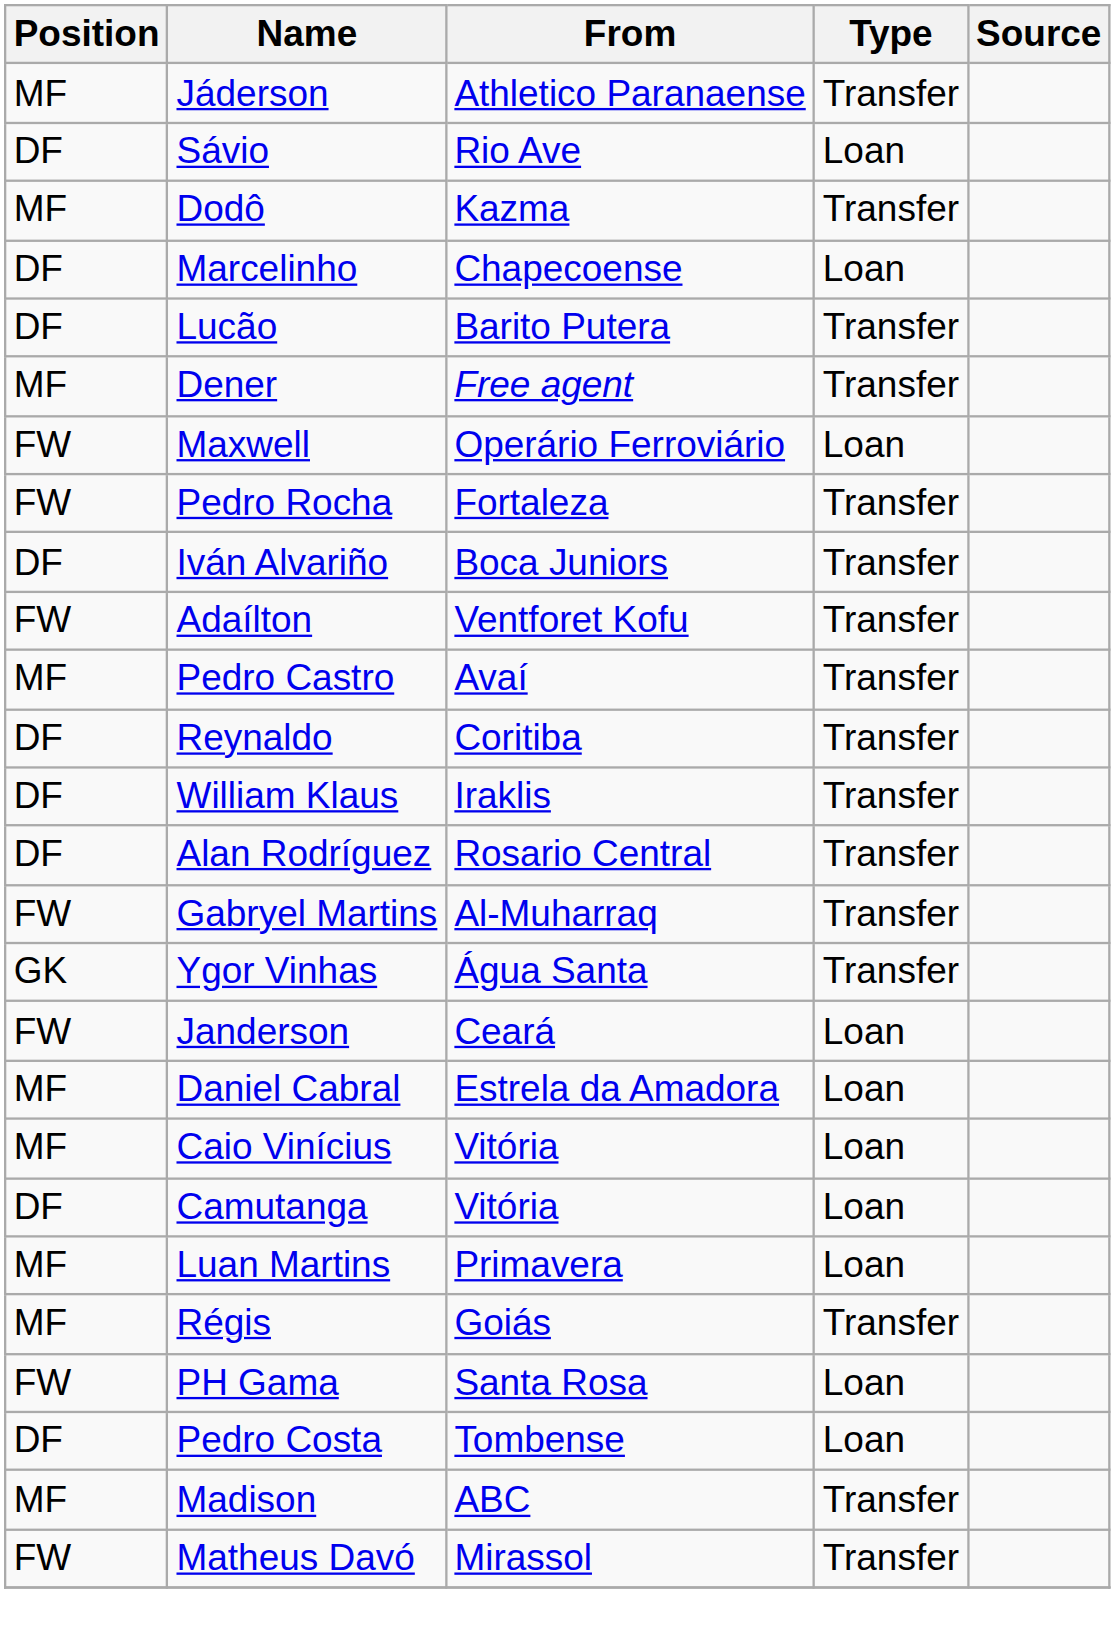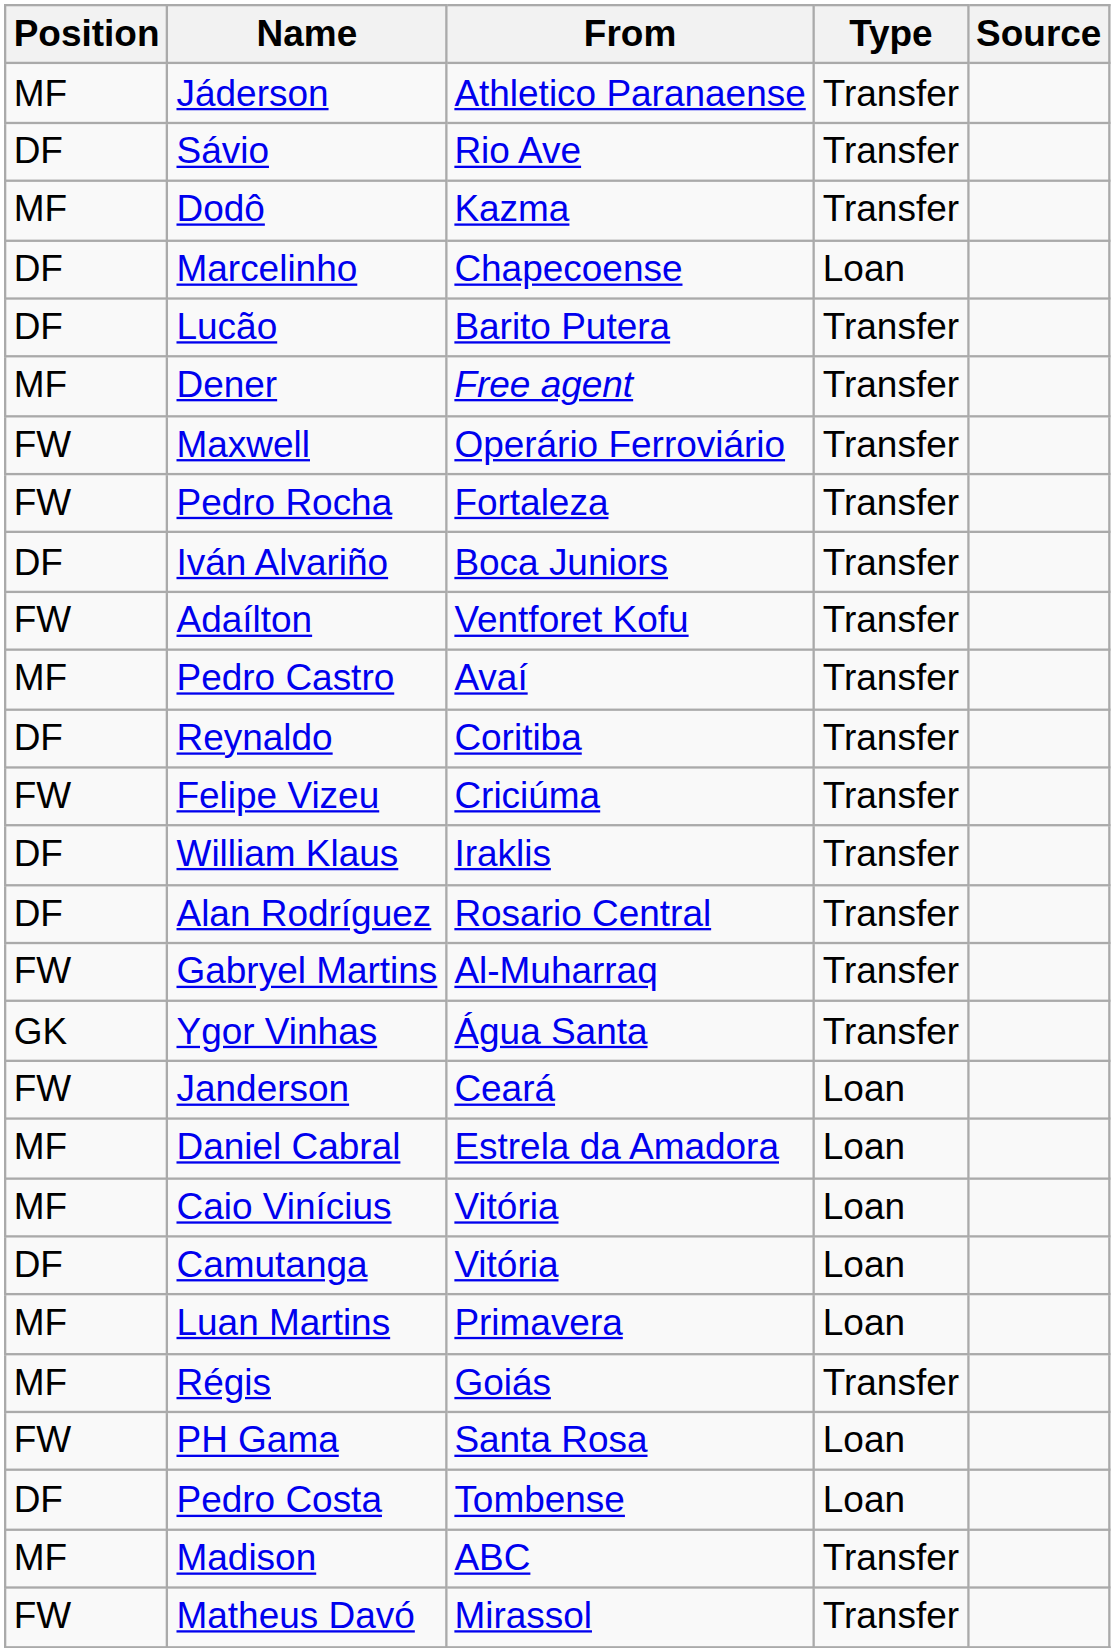(864, 151) Loan -> (891, 151) Transfer
(864, 444) Loan -> (891, 444) Transfer
+ row: (278, 795)
